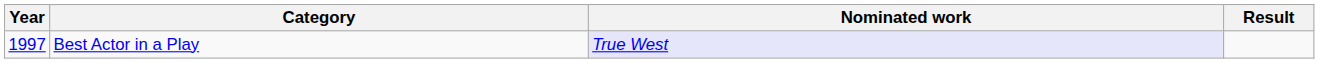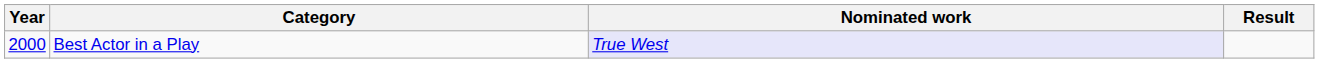(27, 44) 1997 -> (27, 44) 2000
